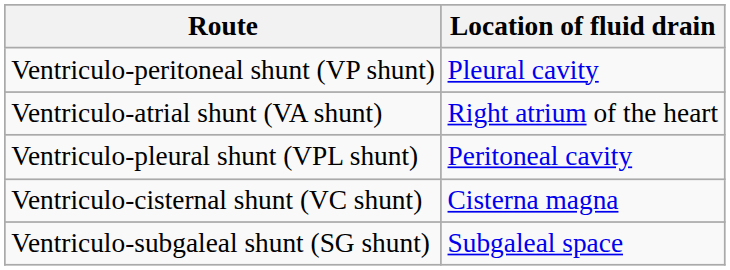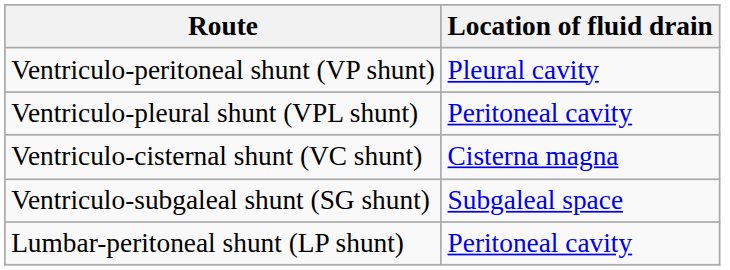- row: (197, 112)
+ row: (208, 243)
